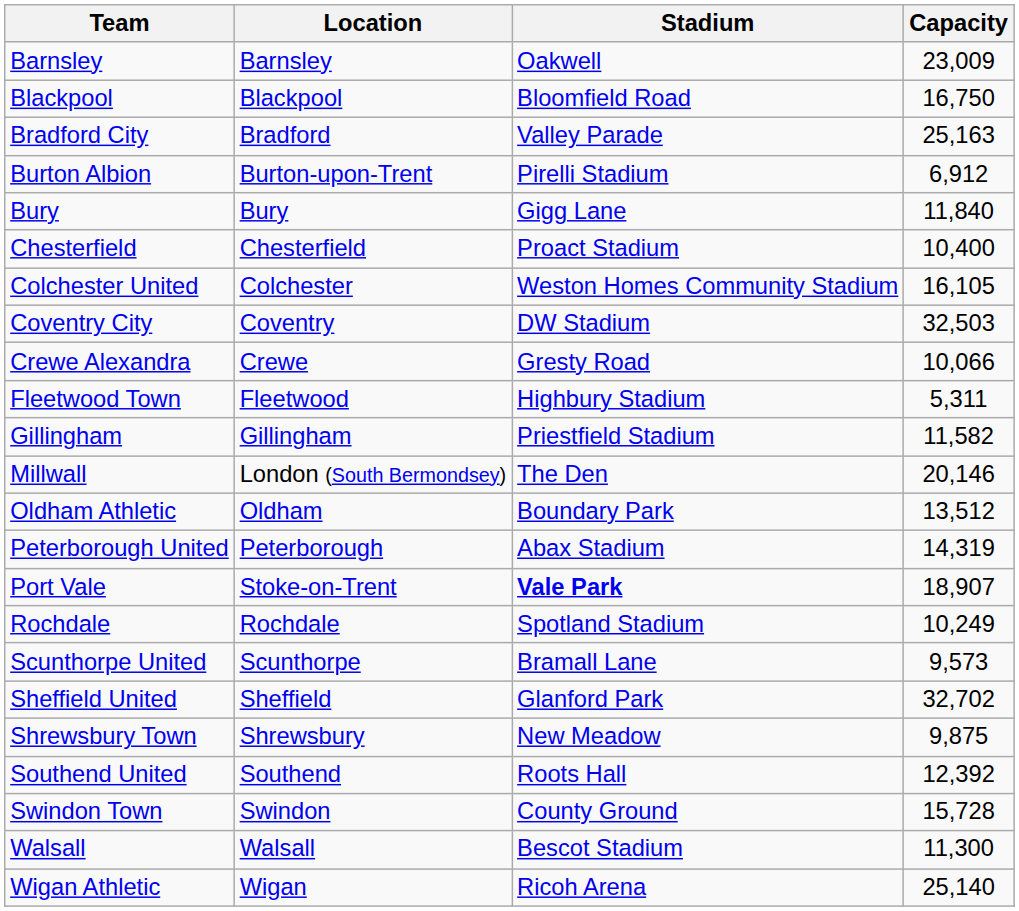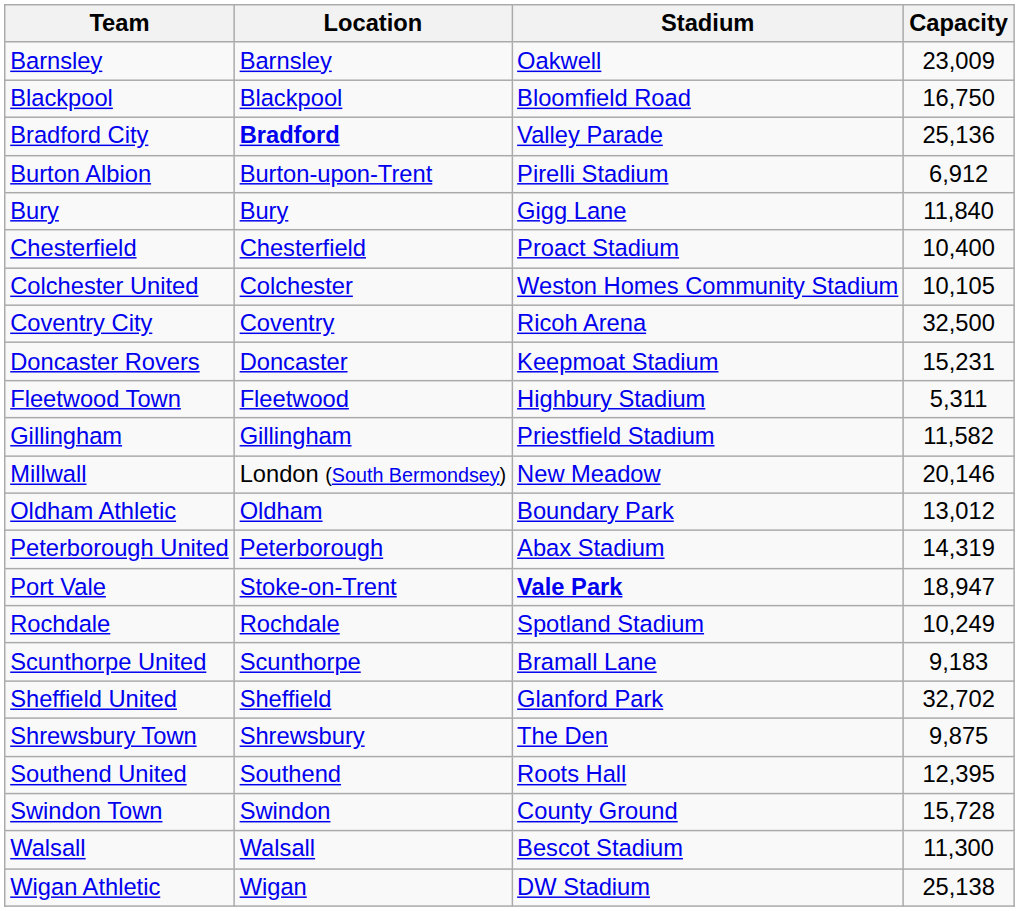(285, 135) normal -> (290, 135) bold
(959, 135) 25,163 -> (959, 135) 25,136
(959, 286) 16,105 -> (959, 286) 10,105
(584, 323) DW Stadium -> (582, 323) Ricoh Arena
(959, 323) 32,503 -> (959, 323) 32,500
- row: (100, 361)
+ row: (105, 361)
(563, 473) The Den -> (589, 473) New Meadow
(959, 511) 13,512 -> (959, 511) 13,012
(959, 586) 18,907 -> (959, 586) 18,947
(959, 661) 9,573 -> (959, 661) 9,183
(589, 736) New Meadow -> (563, 736) The Den
(959, 774) 12,392 -> (959, 774) 12,395
(582, 887) Ricoh Arena -> (584, 887) DW Stadium
(959, 887) 25,140 -> (959, 887) 25,138
